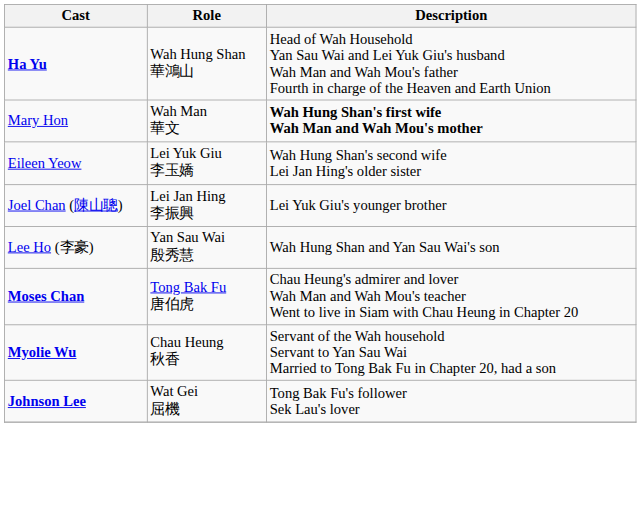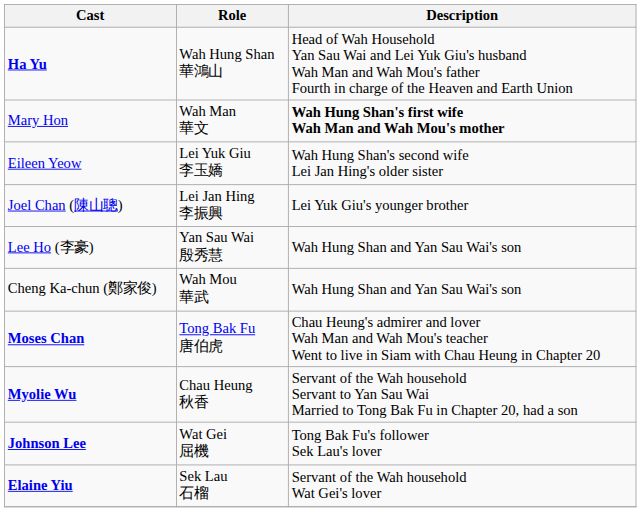+ row: (82, 289)
+ row: (40, 485)
